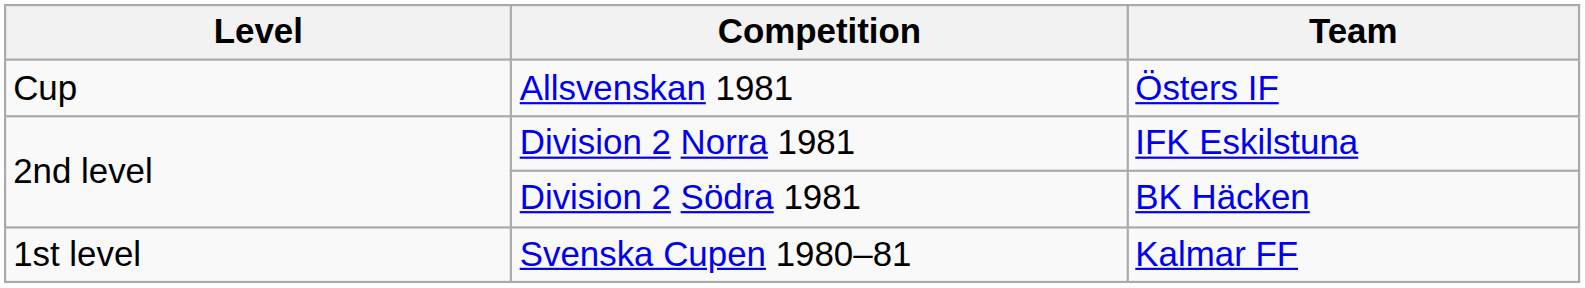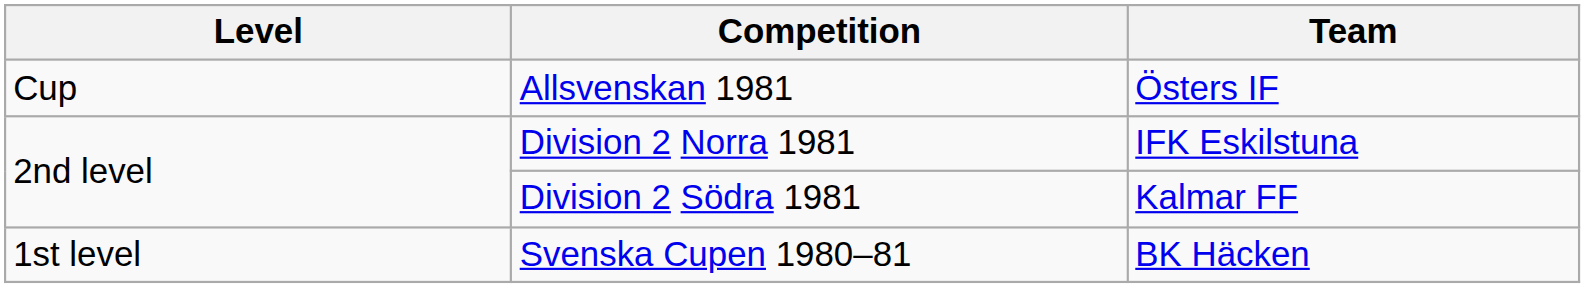(1223, 198) BK Häcken -> (1217, 198) Kalmar FF
(1217, 253) Kalmar FF -> (1223, 253) BK Häcken
